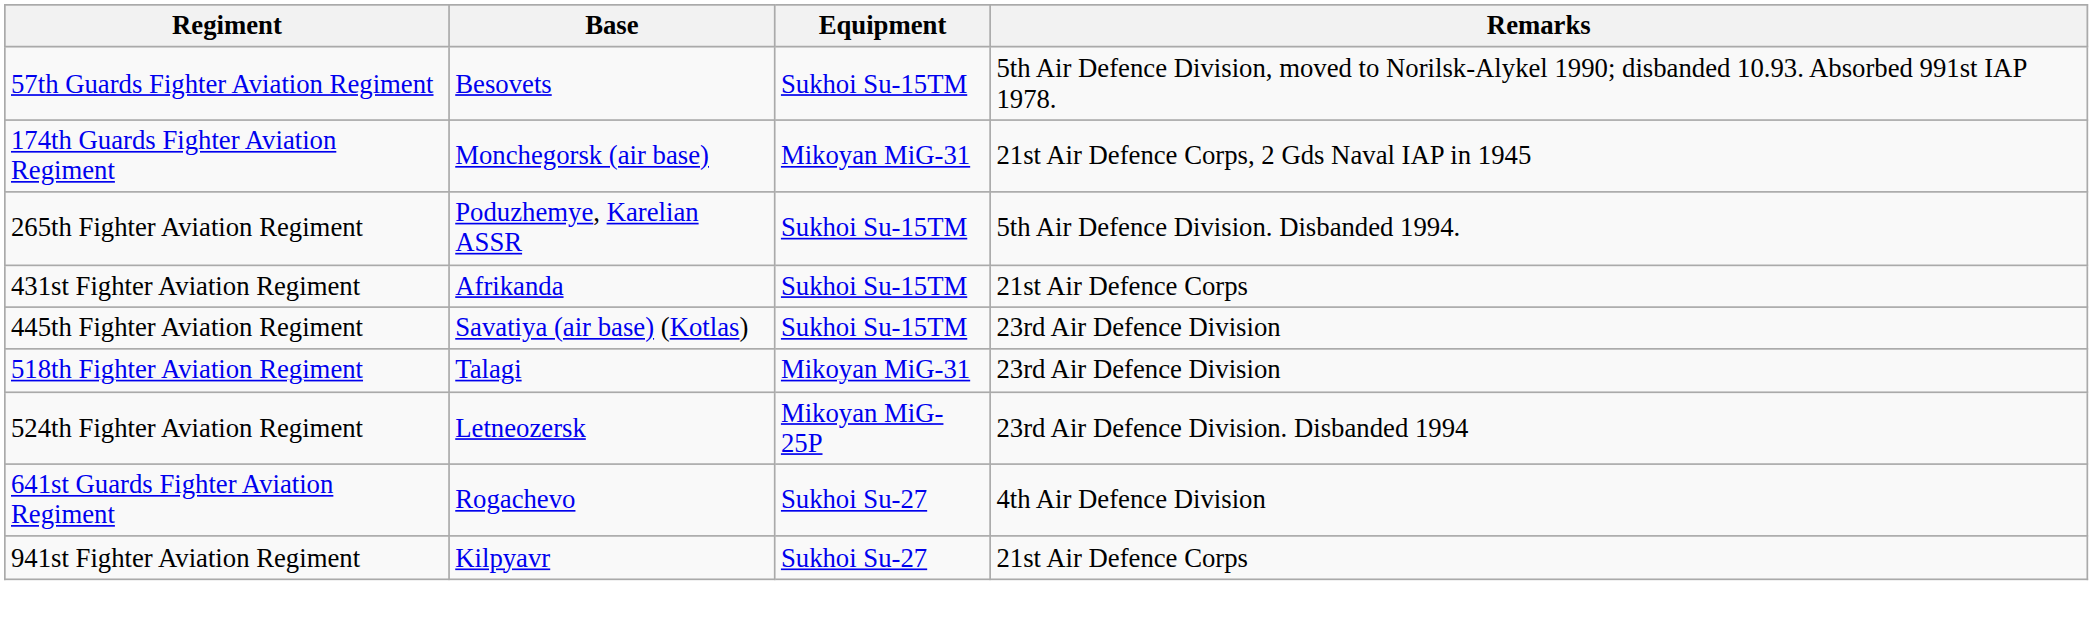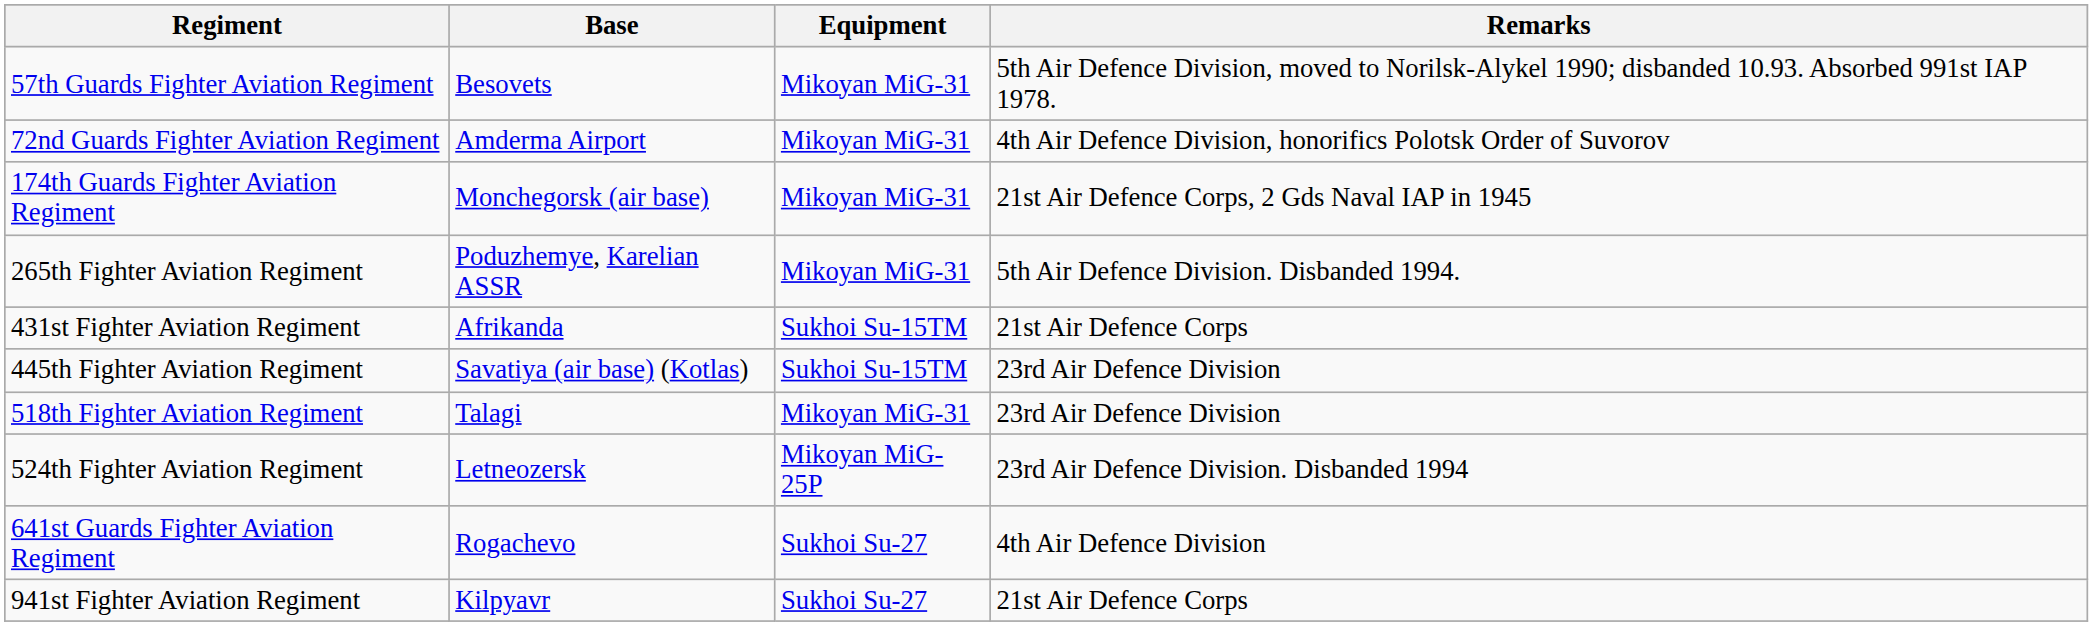(874, 83) Sukhoi Su-15TM -> (876, 83) Mikoyan MiG-31
+ row: (225, 140)
(874, 227) Sukhoi Su-15TM -> (876, 270) Mikoyan MiG-31
